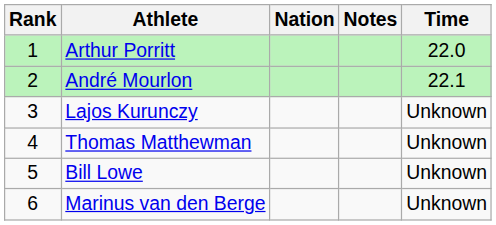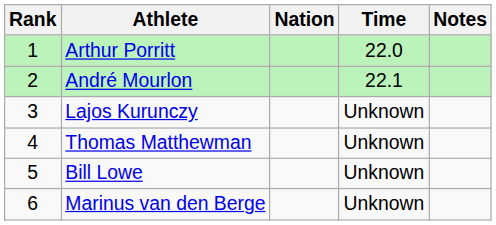columns swapped: (447, 19) <-> (370, 19)
